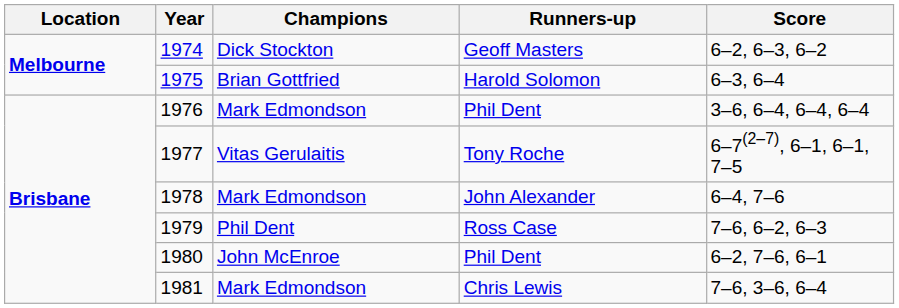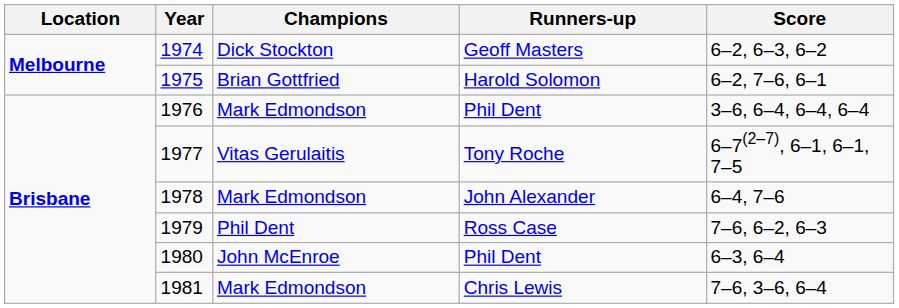(748, 79) 6–3, 6–4 -> (769, 79) 6–2, 7–6, 6–1
(769, 257) 6–2, 7–6, 6–1 -> (748, 257) 6–3, 6–4
